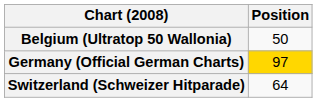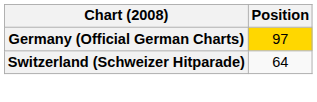- row: (126, 39)
